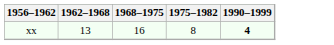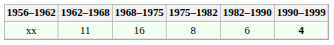+ column: (247, 13)
(85, 30) 13 -> (85, 30) 11
